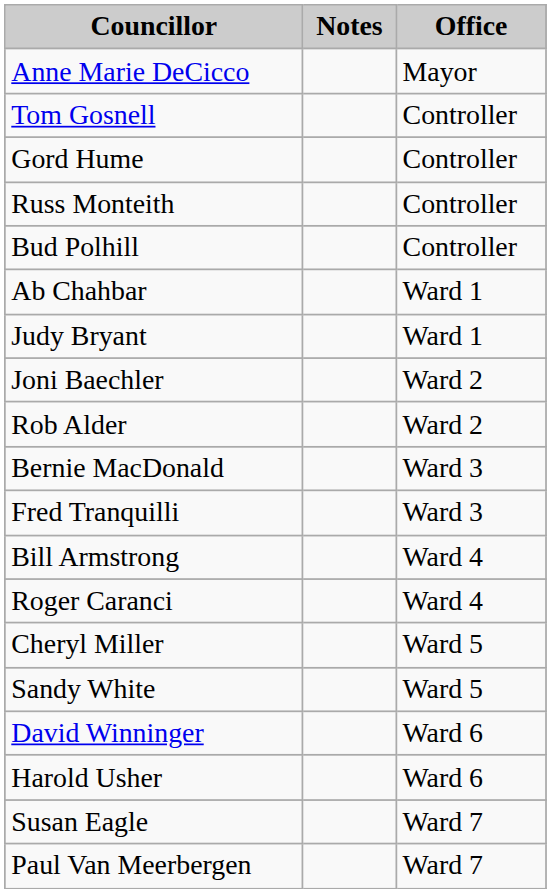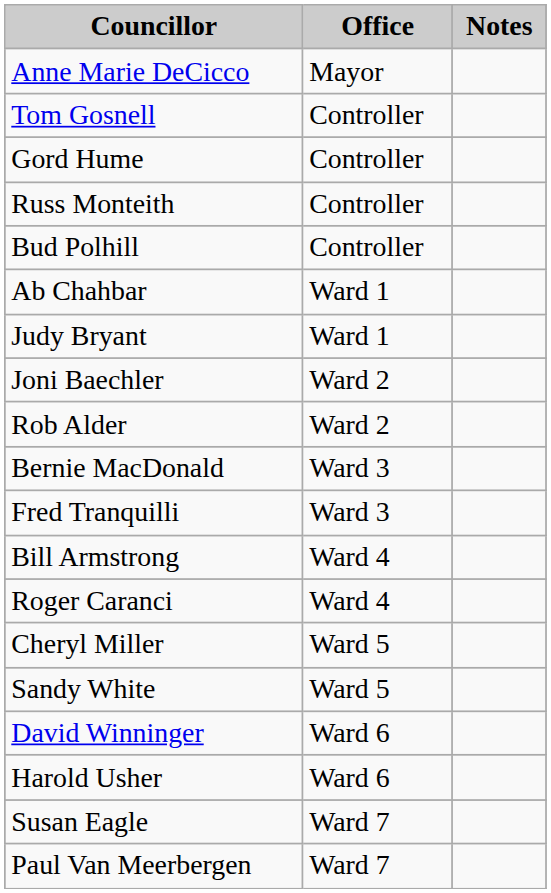columns swapped: (471, 26) <-> (349, 26)
